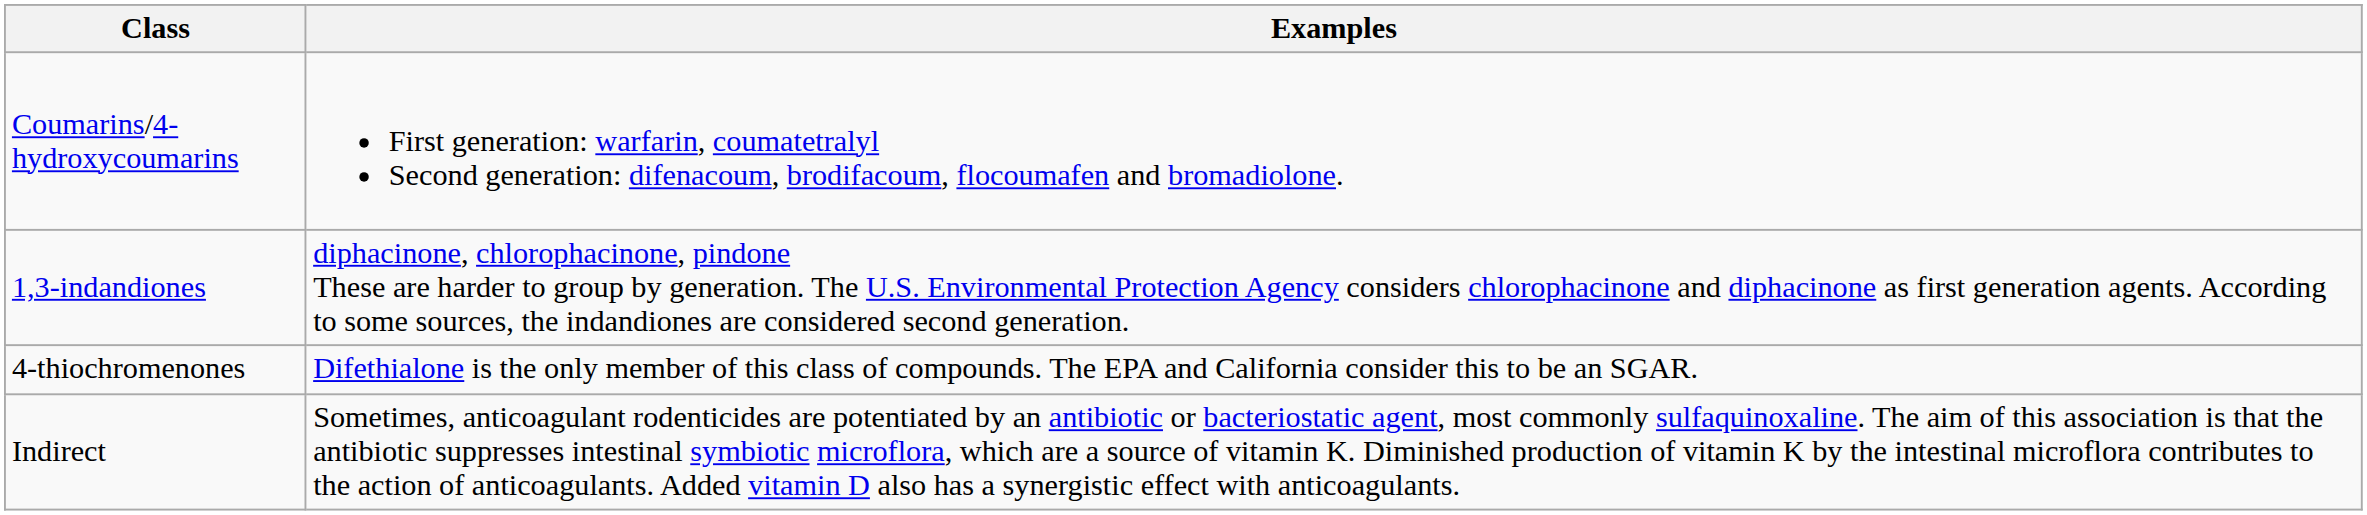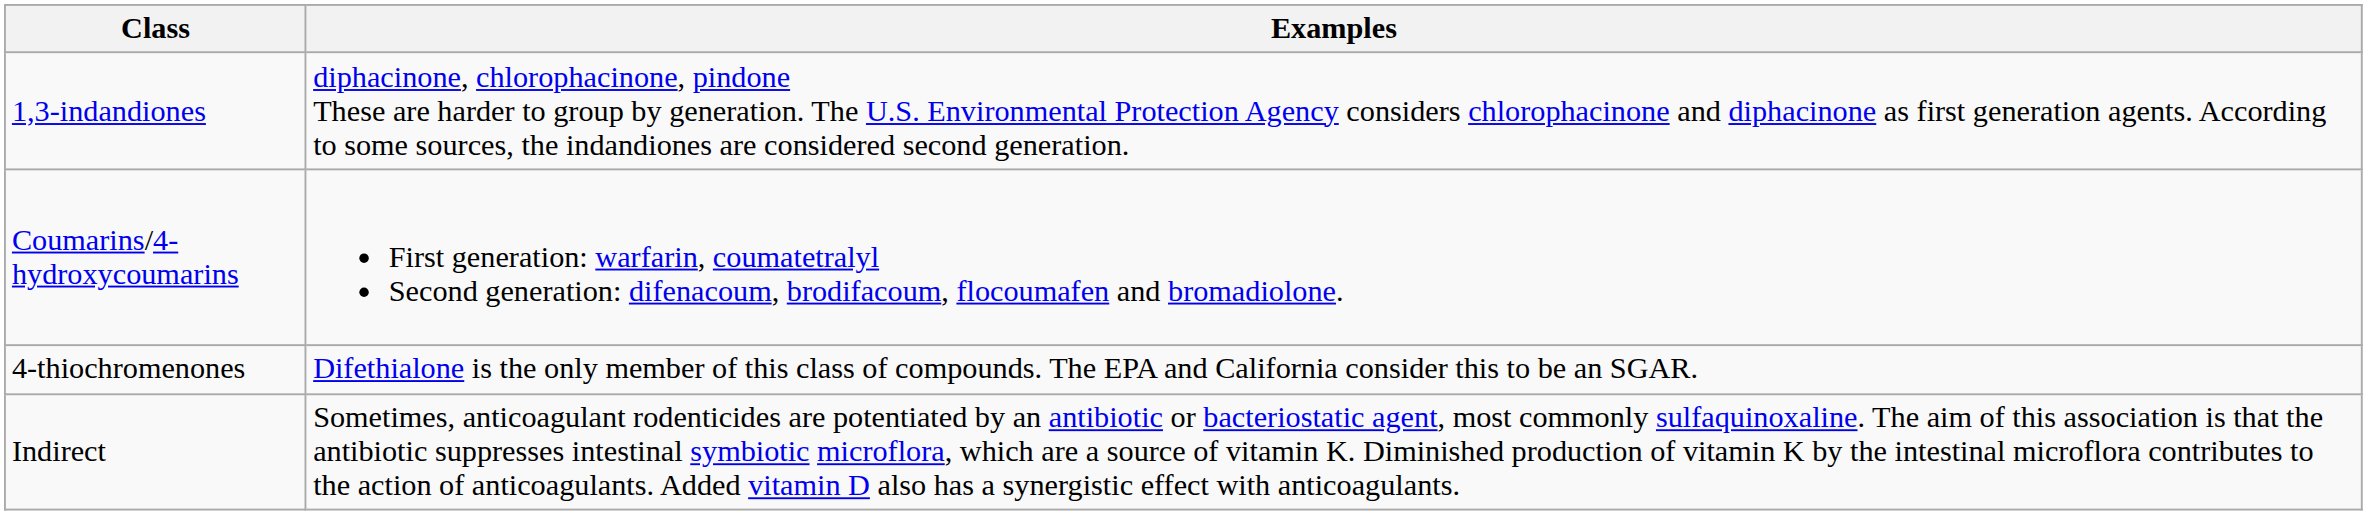rows swapped: (125, 140) <-> (109, 286)
